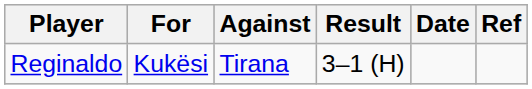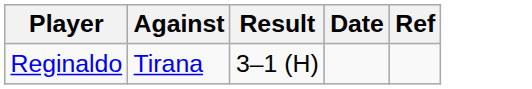- column: (171, 24)
